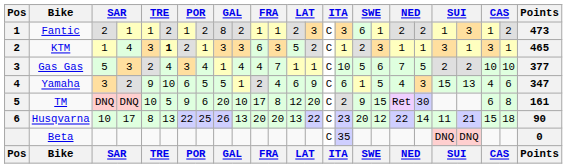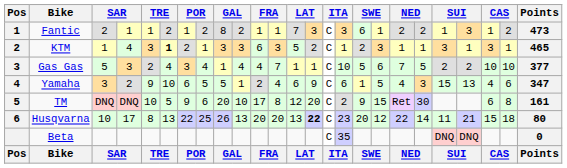(296, 31) 2 -> (296, 31) 7
(314, 120) normal -> (314, 120) bold
(540, 120) 90 -> (540, 120) 80
